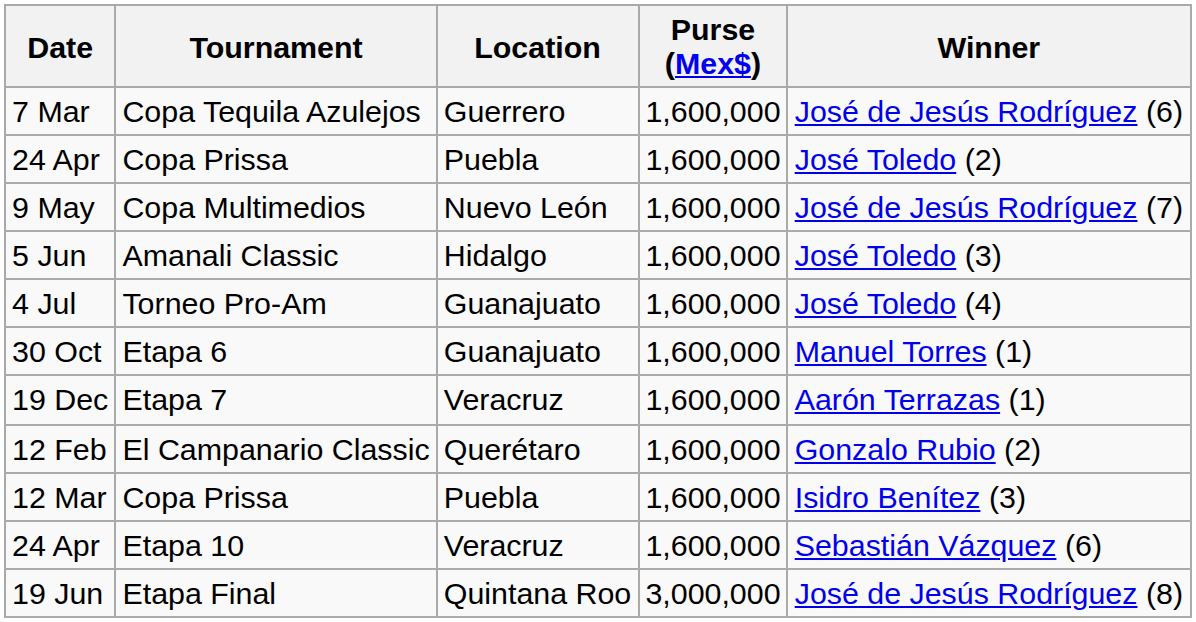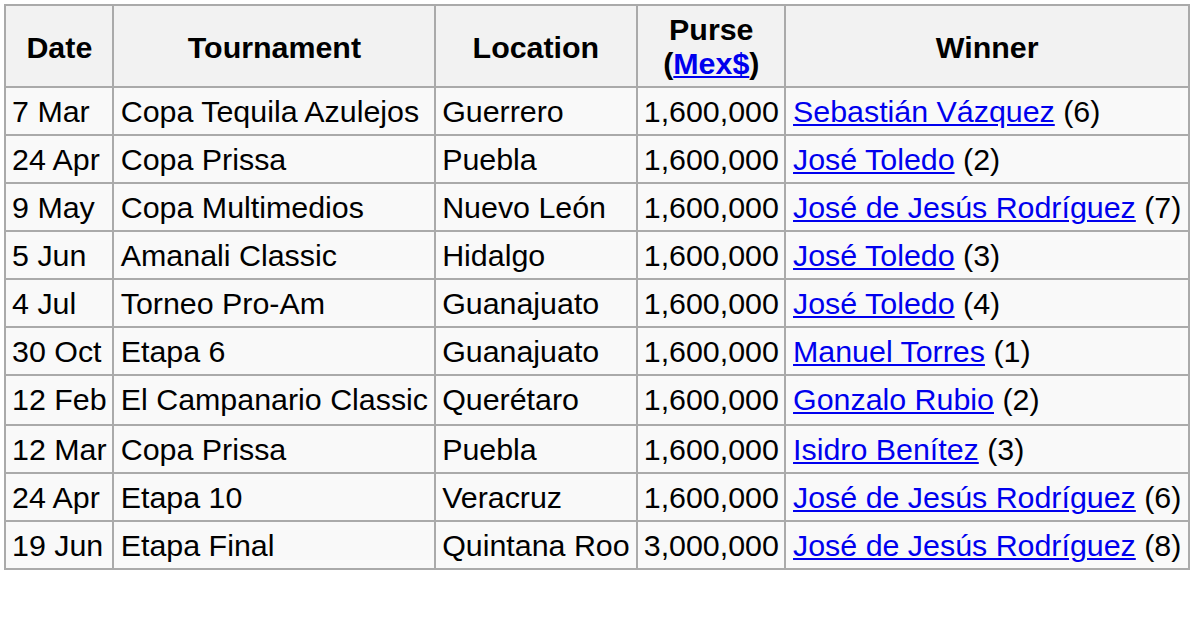(989, 111) José de Jesús Rodríguez (6) -> (947, 111) Sebastián Vázquez (6)
- row: (60, 400)
(948, 544) Sebastián Vázquez (6) -> (987, 496) José de Jesús Rodríguez (6)
